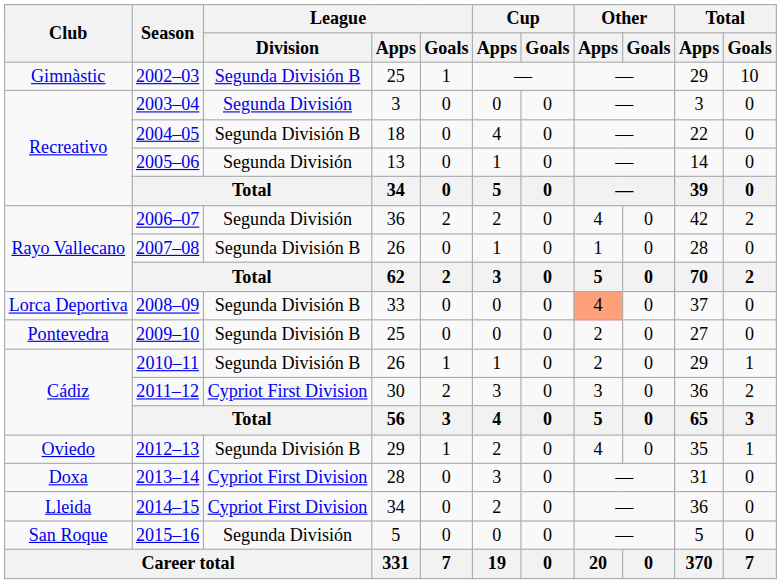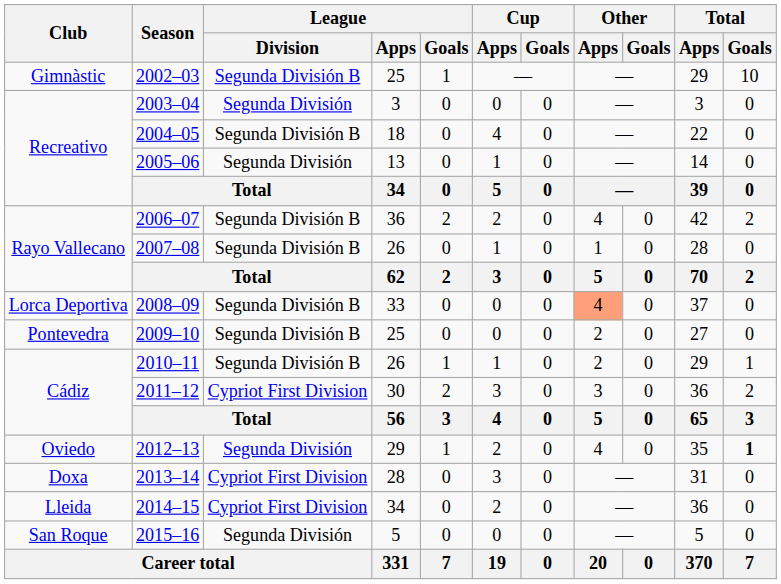(288, 219) Segunda División -> (288, 219) Segunda División B
(288, 448) Segunda División B -> (288, 448) Segunda División
(750, 448) normal -> (750, 448) bold
